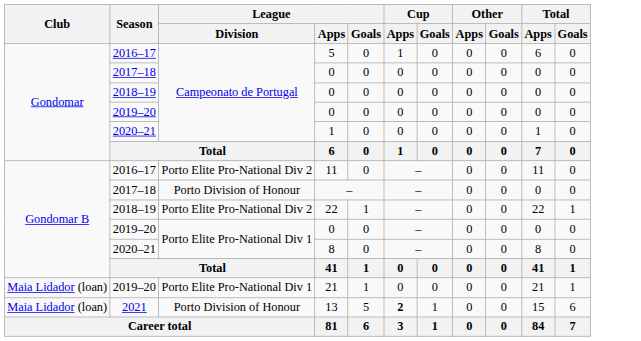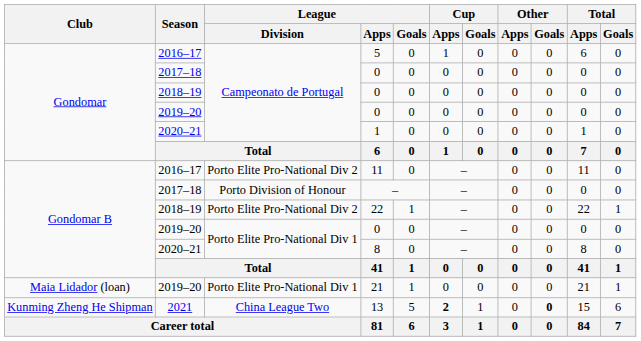(57, 307) Maia Lidador (loan) -> (80, 307) Kunming Zheng He Shipman
(237, 307) Porto Division of Honour -> (282, 307) China League Two
(504, 307) normal -> (549, 307) bold
